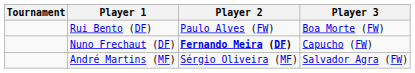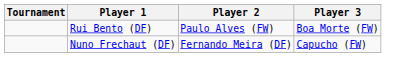(236, 44) bold -> (236, 44) normal
- row: (123, 60)
